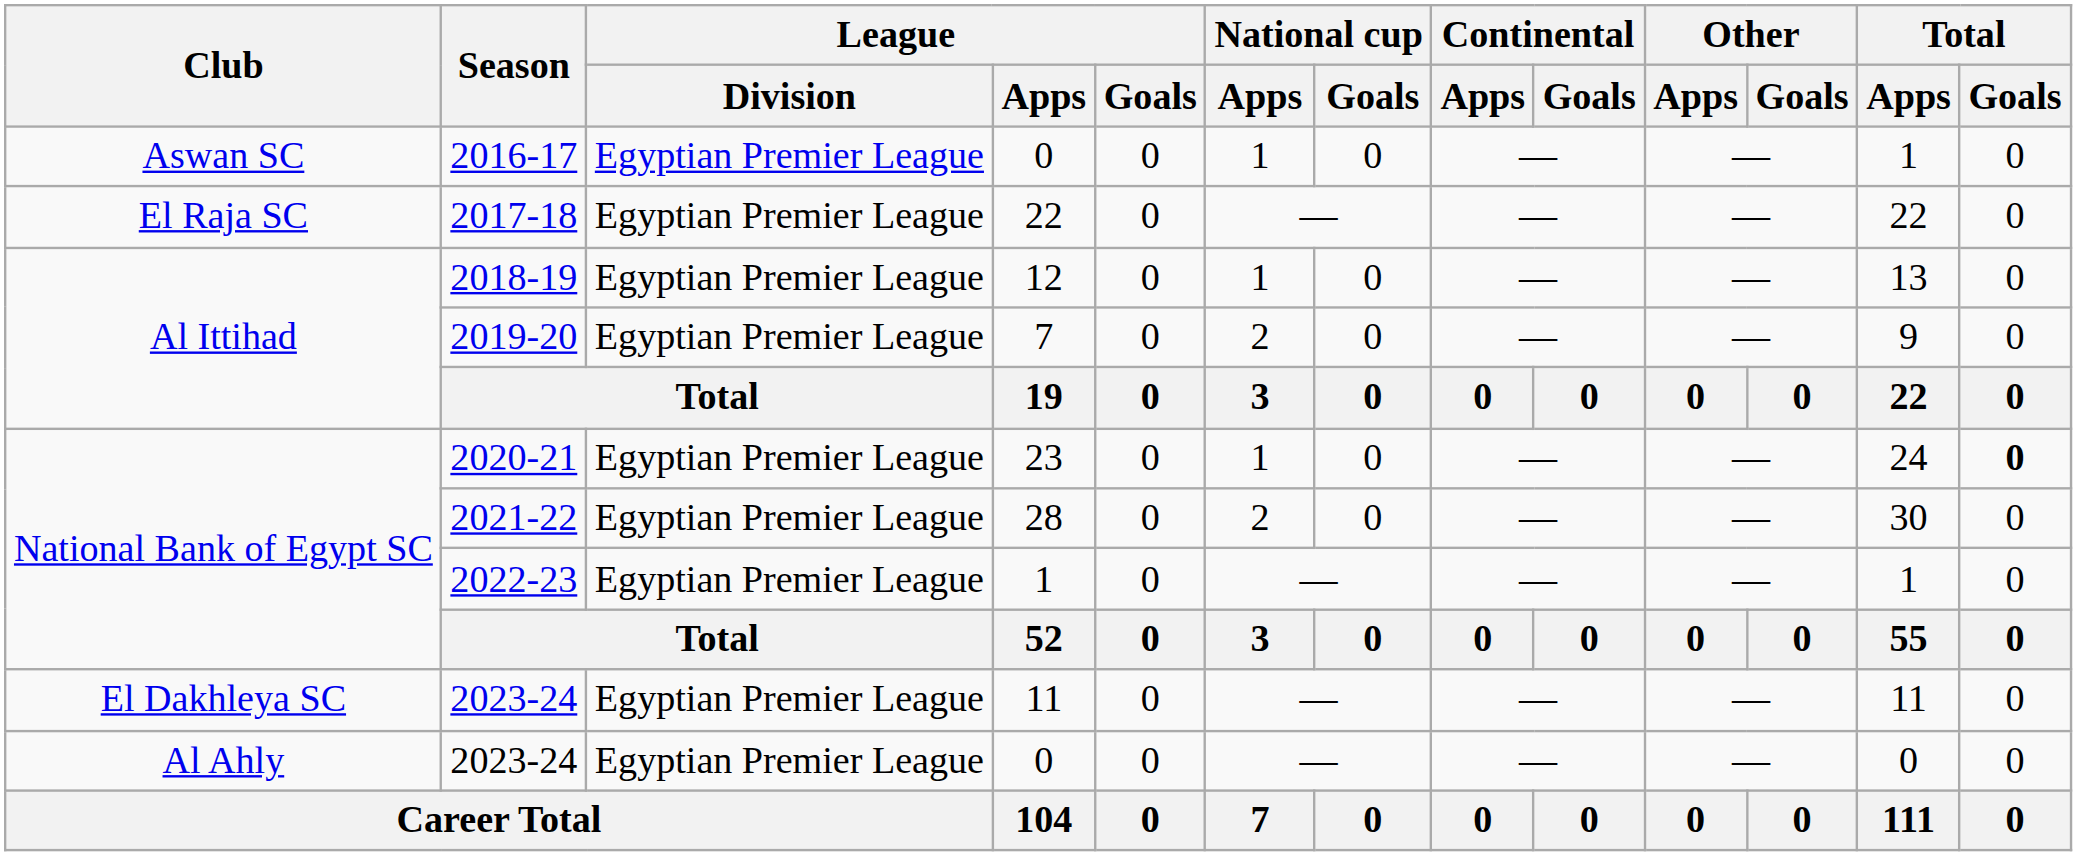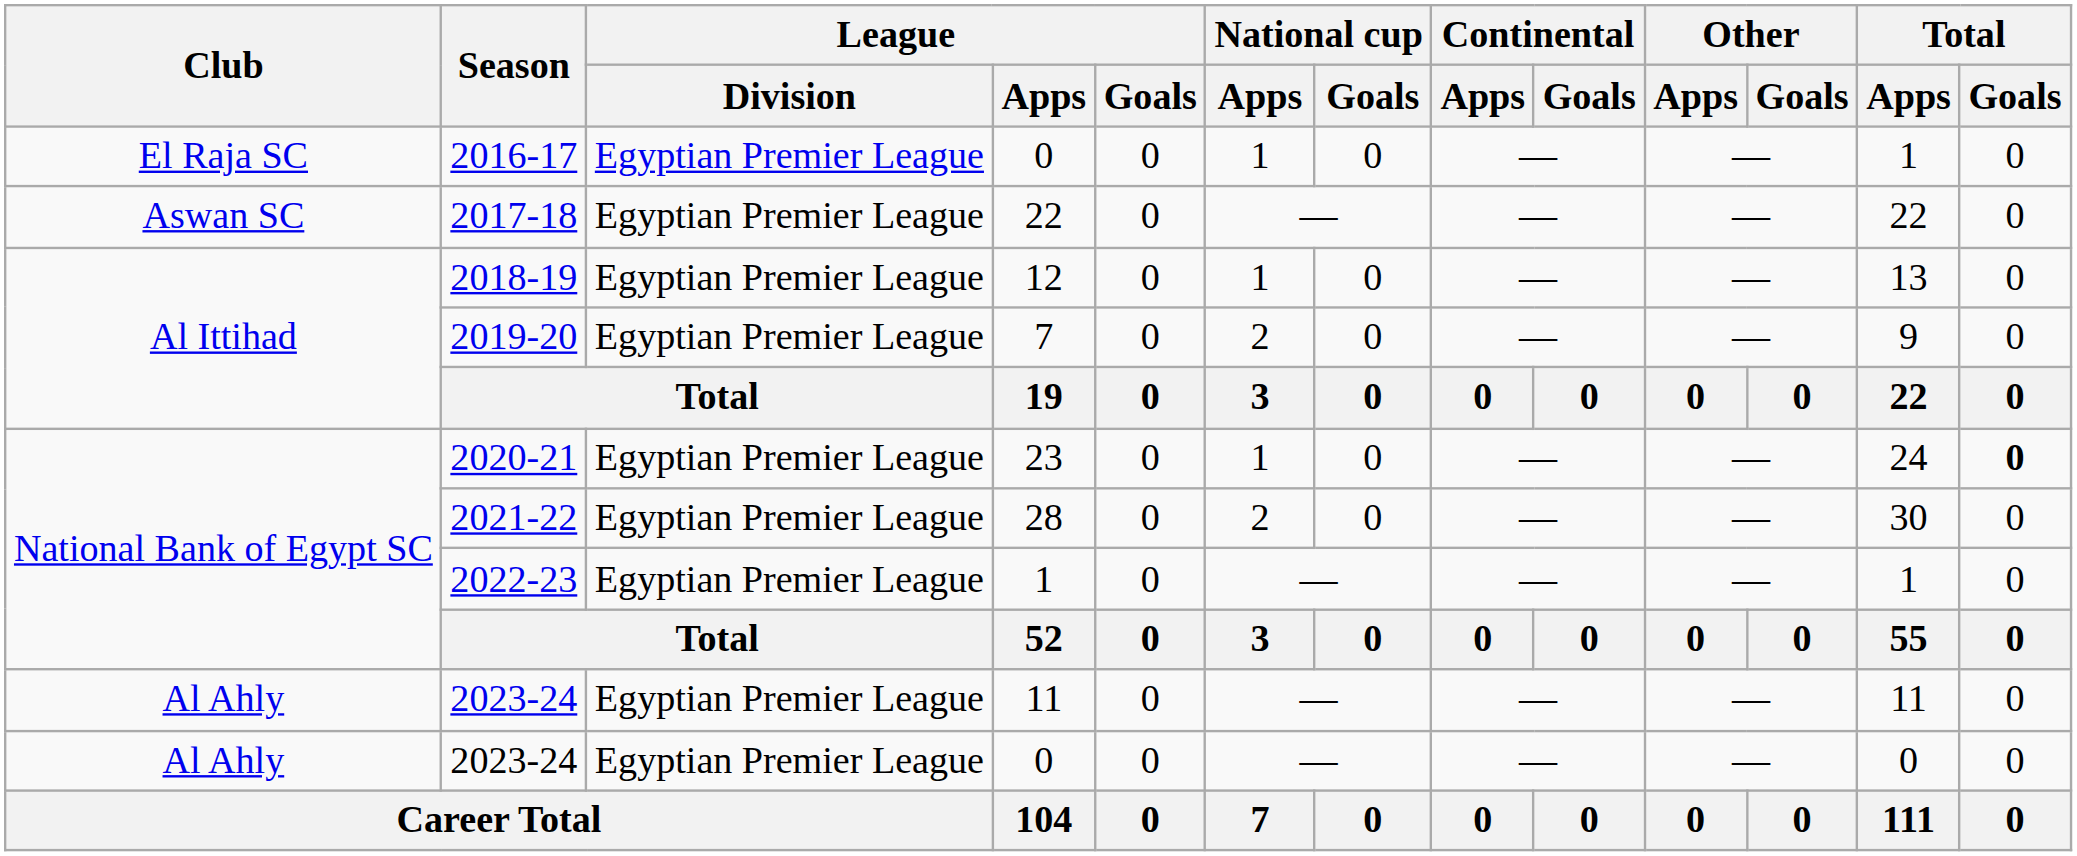(223, 155) Aswan SC -> (223, 155) El Raja SC
(223, 215) El Raja SC -> (223, 215) Aswan SC
(223, 699) El Dakhleya SC -> (223, 699) Al Ahly
